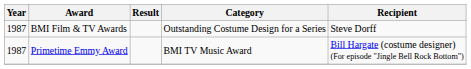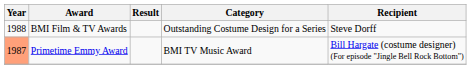(16, 29) 1987 -> (16, 29) 1988
(16, 51) no background -> (16, 51) lightsalmon background
